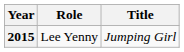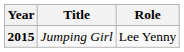columns swapped: (140, 15) <-> (69, 15)
